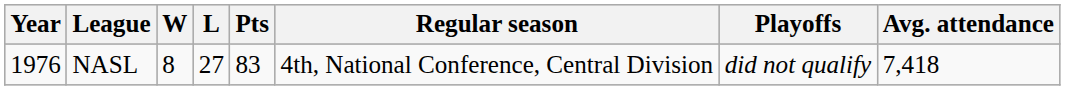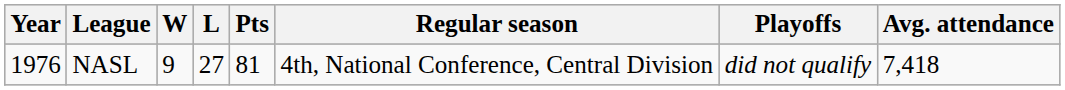(168, 64) 8 -> (168, 64) 9
(248, 64) 83 -> (248, 64) 81
